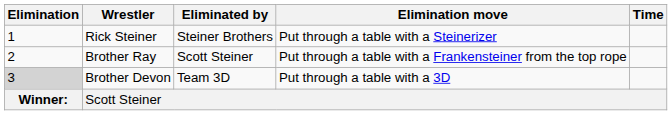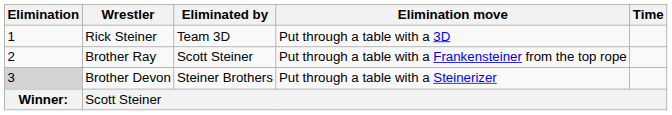(225, 36) Steiner Brothers -> (203, 36) Team 3D
(388, 36) Put through a table with a Steinerizer -> (365, 36) Put through a table with a 3D
(203, 78) Team 3D -> (225, 78) Steiner Brothers
(365, 78) Put through a table with a 3D -> (388, 78) Put through a table with a Steinerizer
